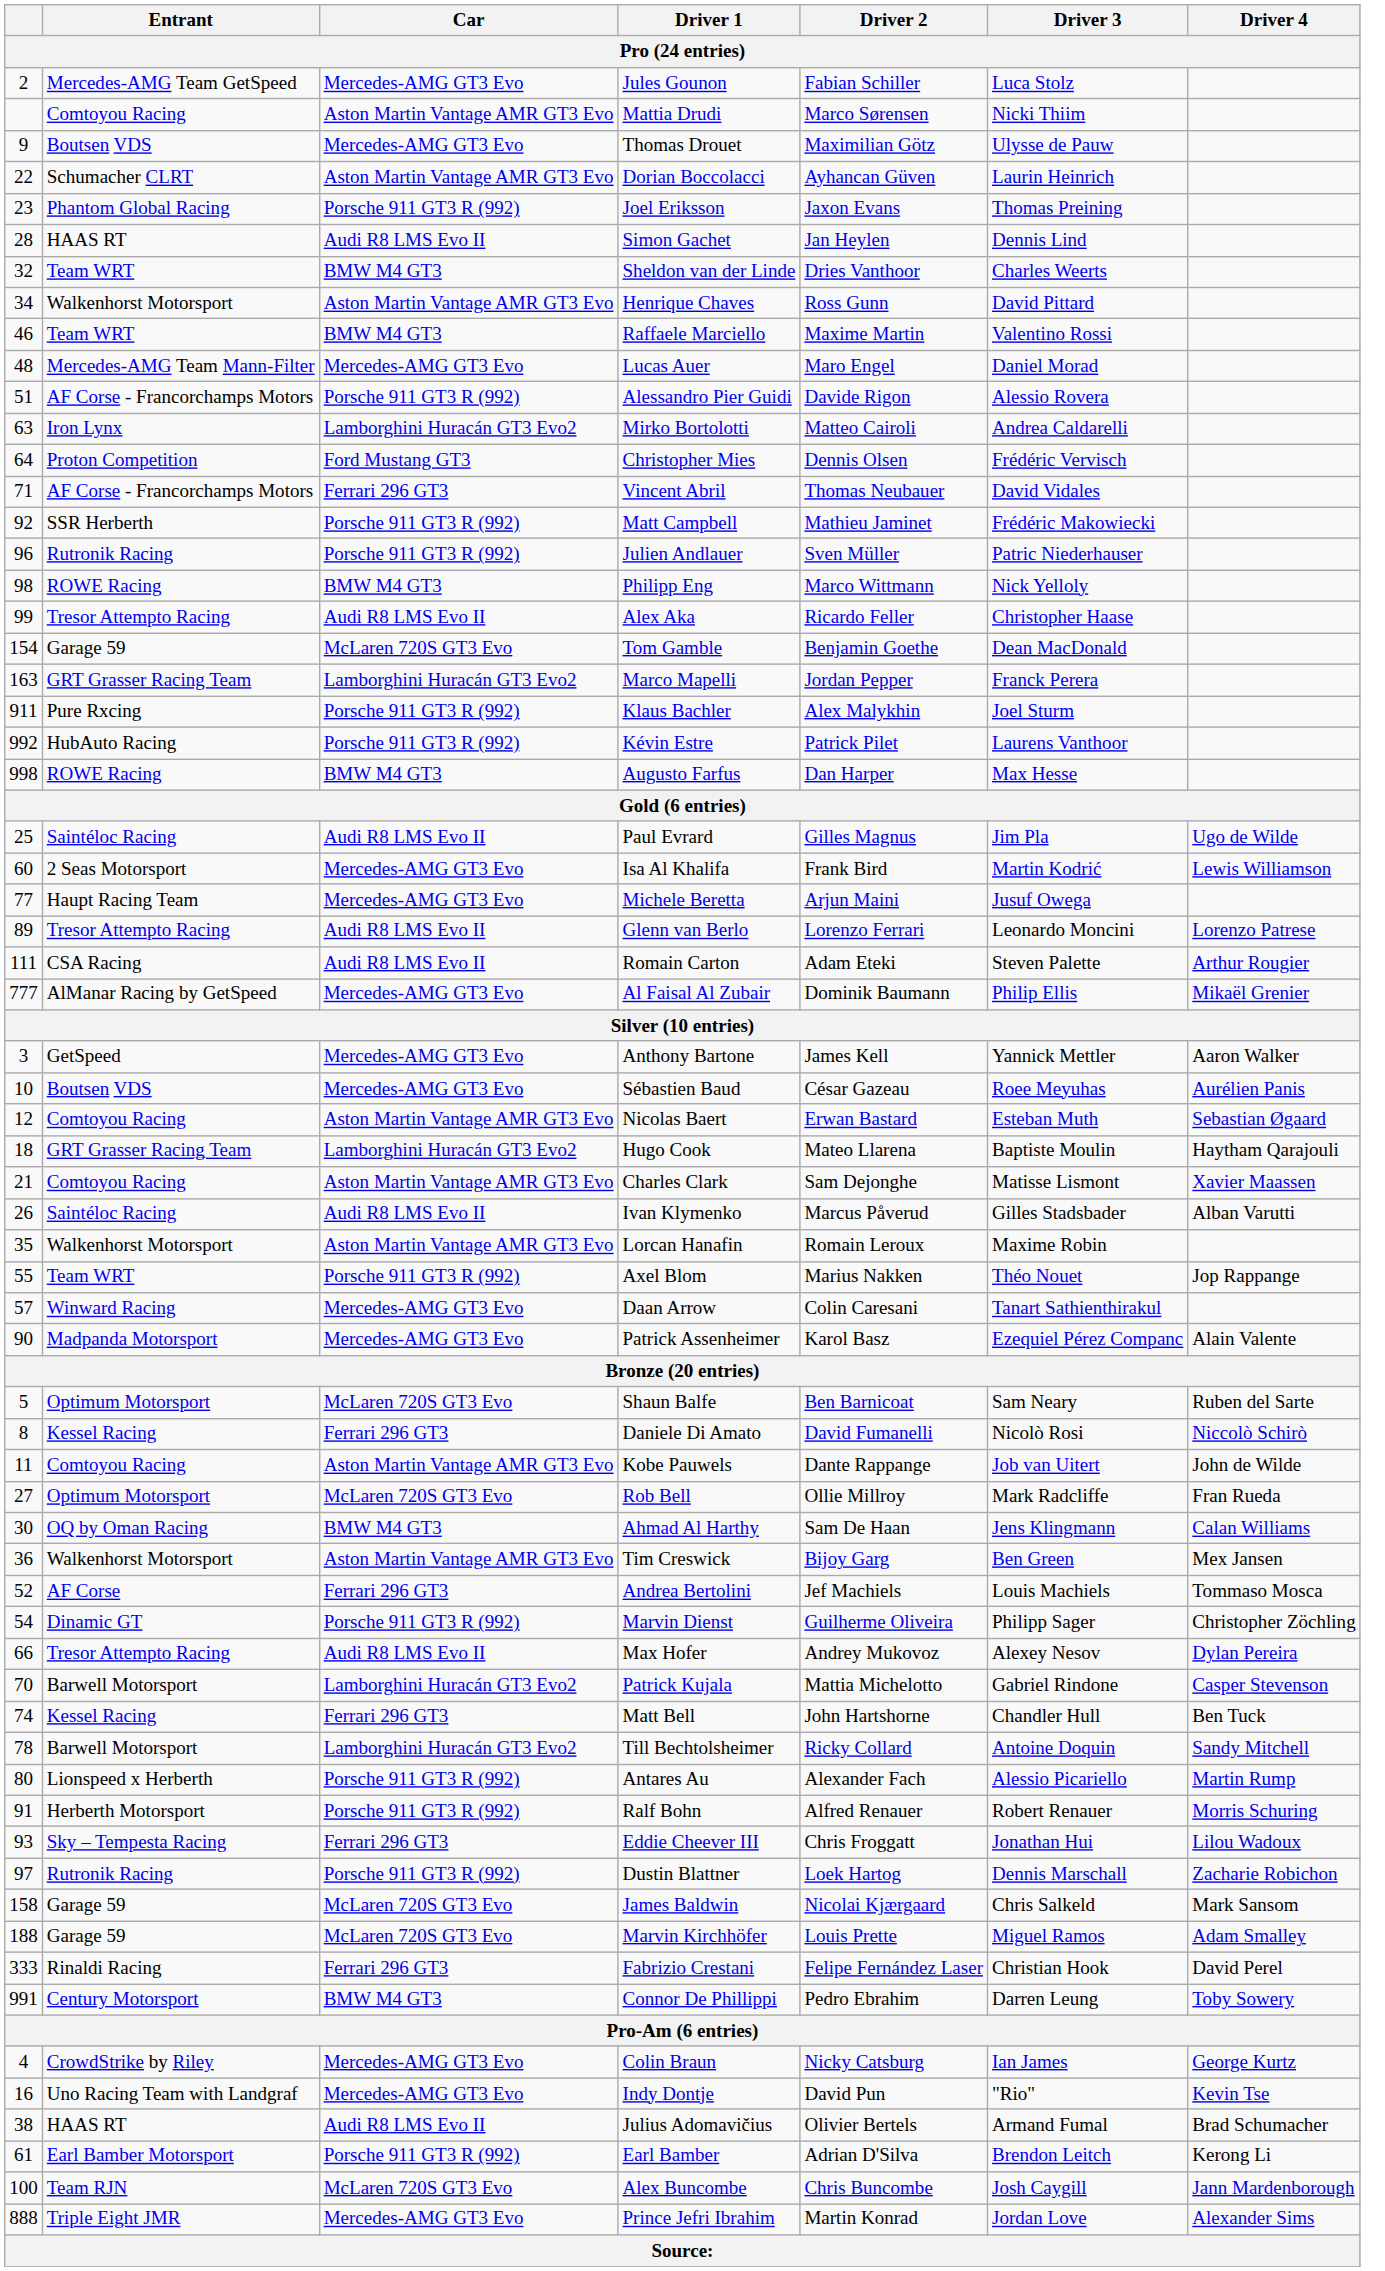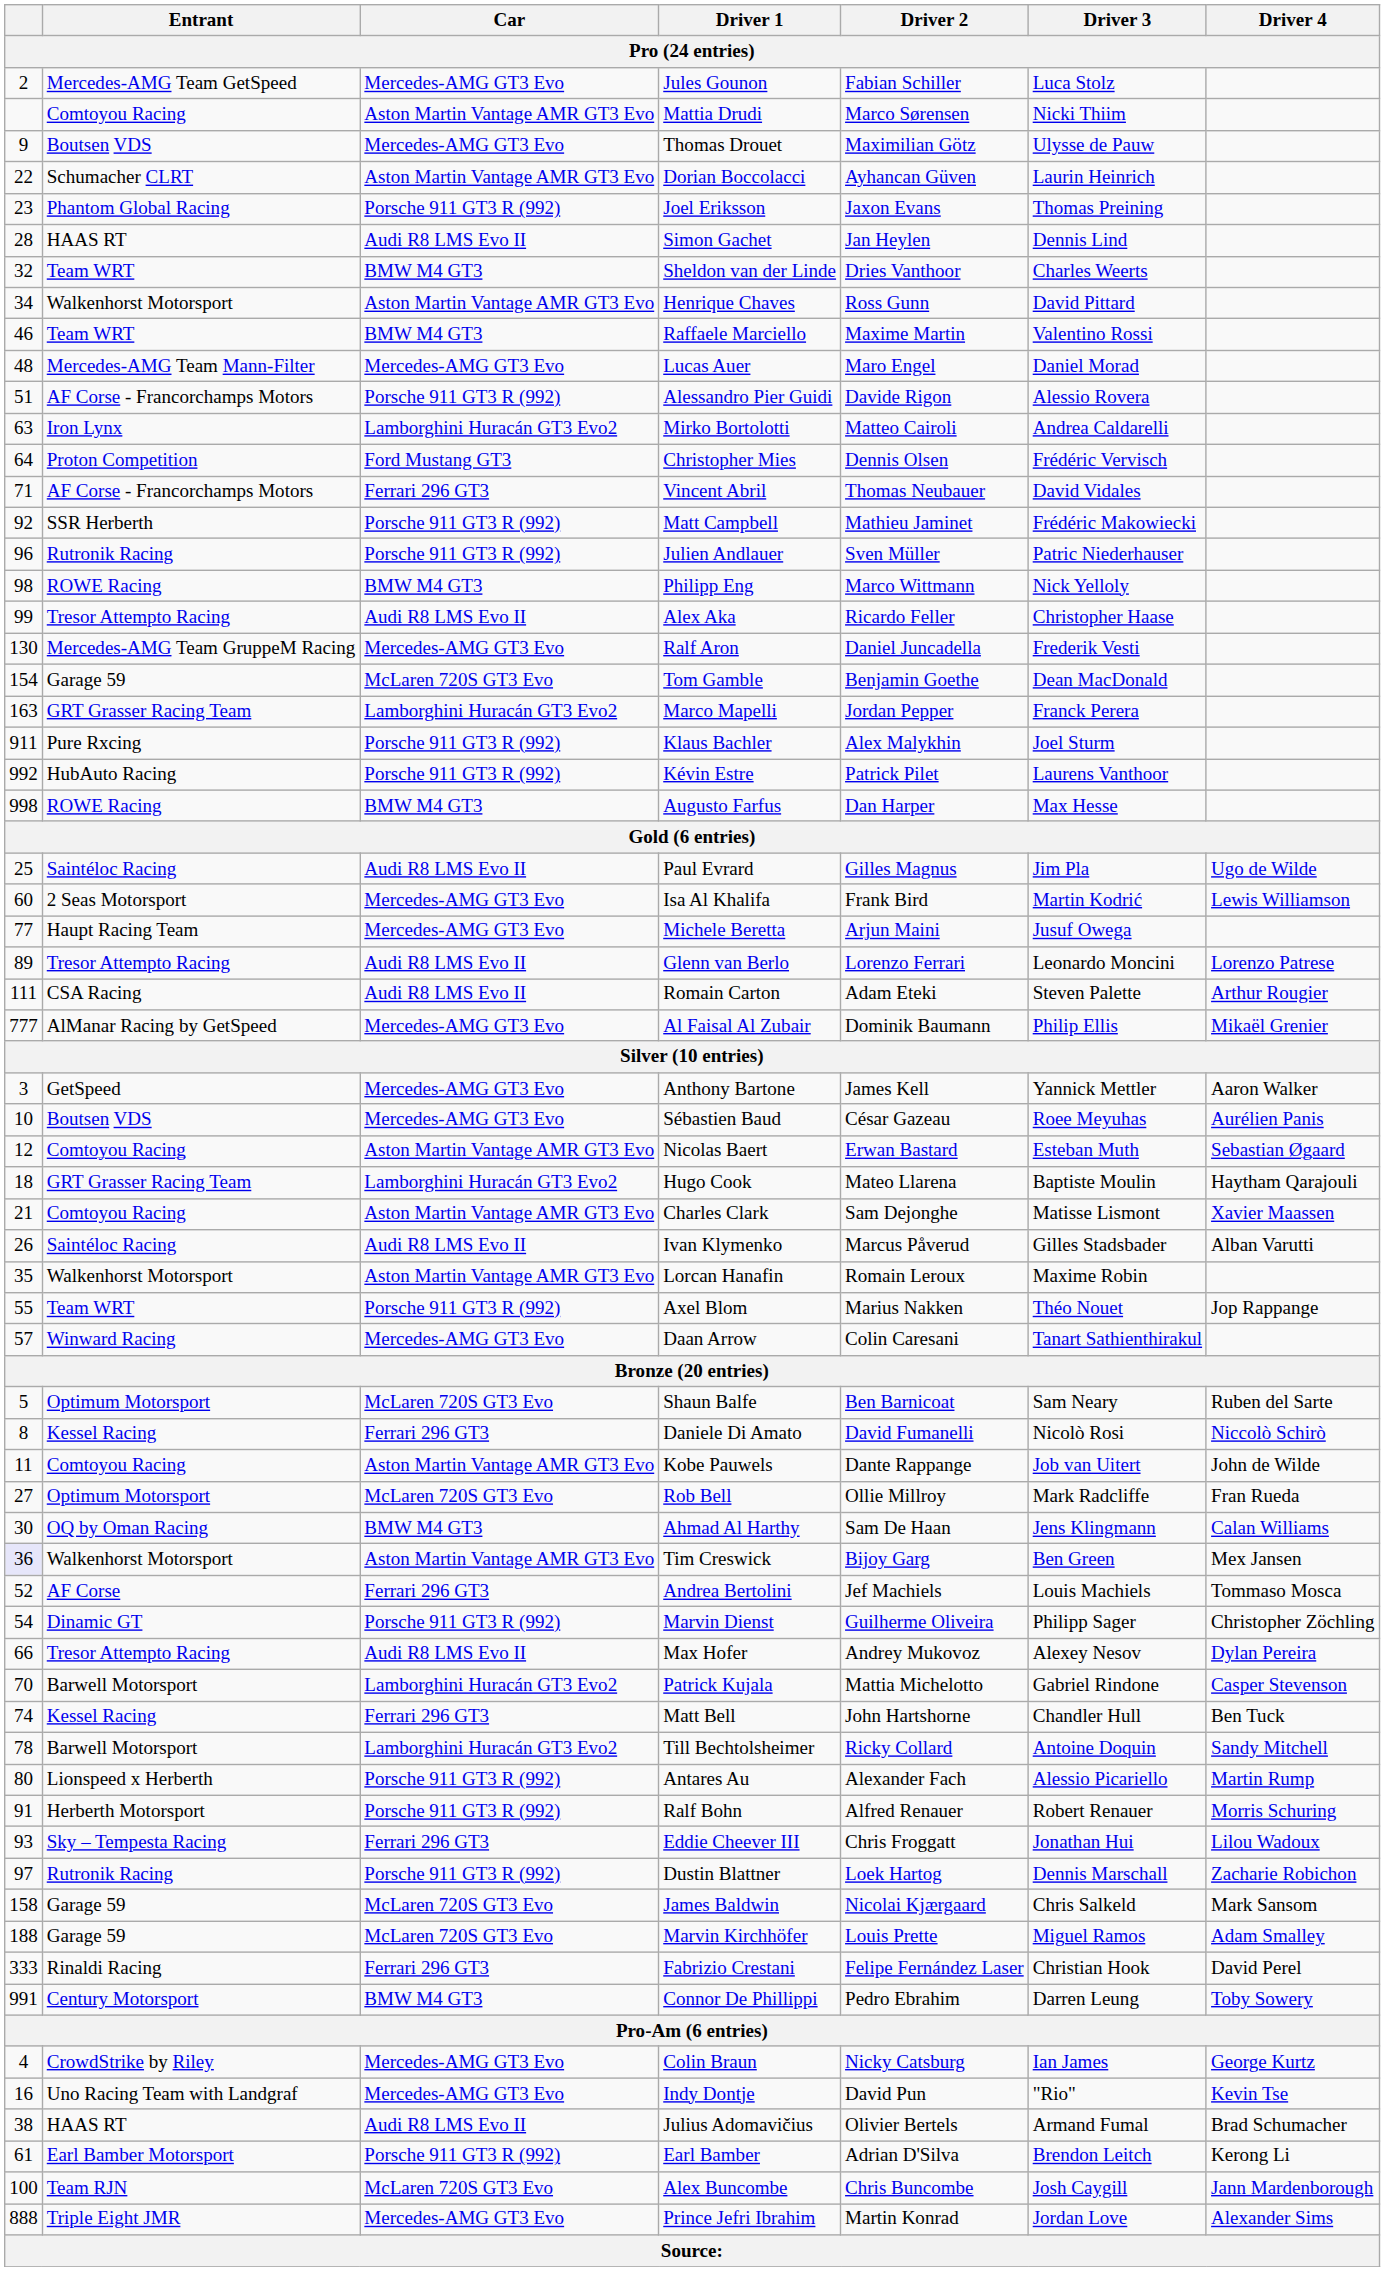+ row: (701, 648)
- row: (701, 1339)
(23, 1559) no background -> (23, 1559) lavender background
